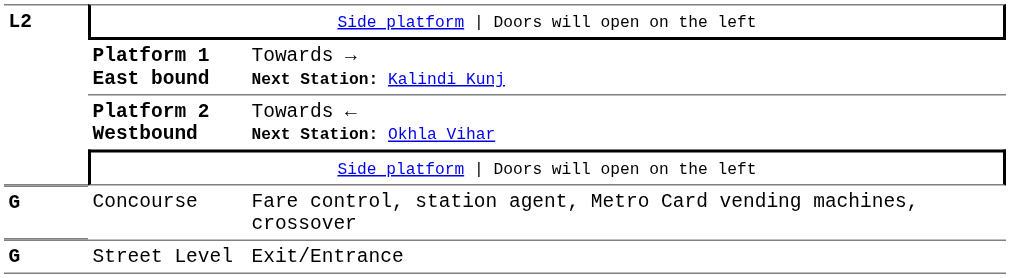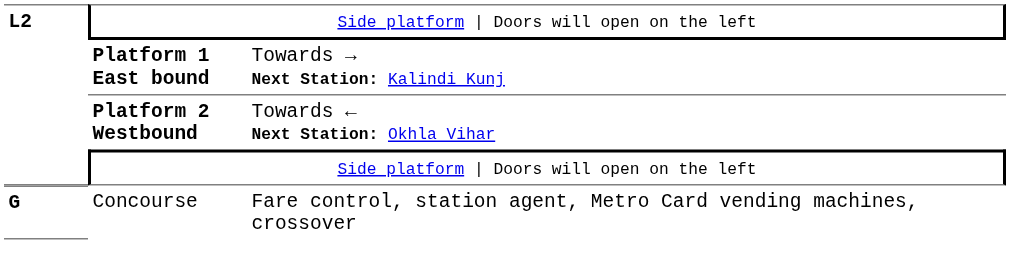- row: (163, 257)
